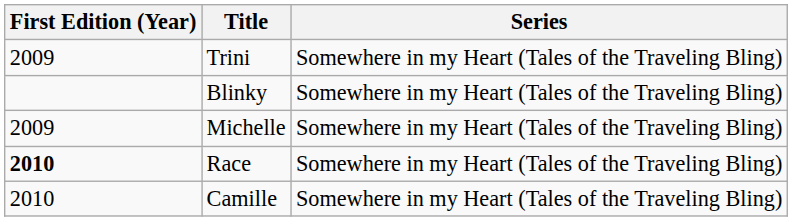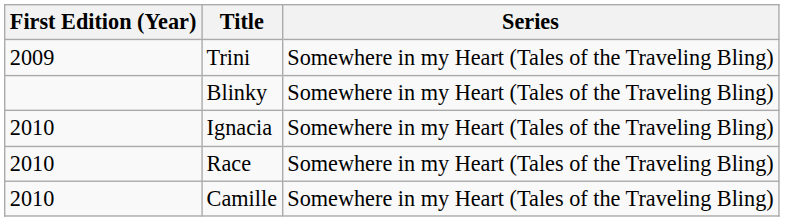- row: (246, 127)
+ row: (239, 127)
(32, 163) bold -> (32, 163) normal
